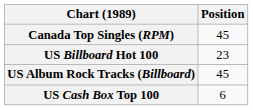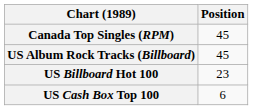rows swapped: (101, 54) <-> (101, 74)
